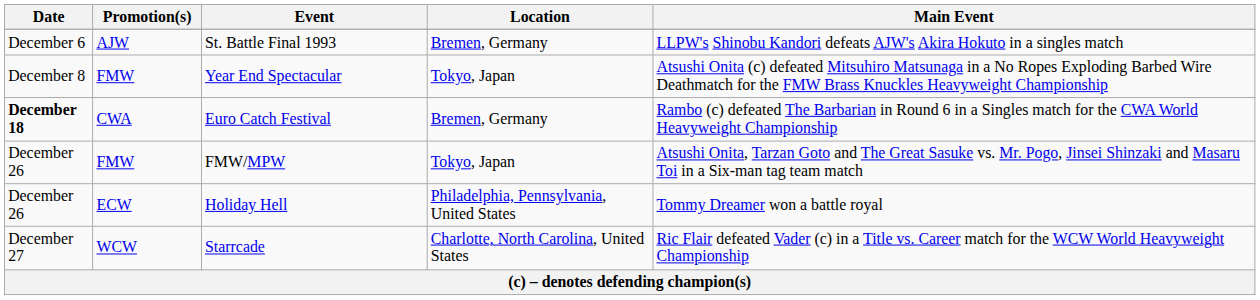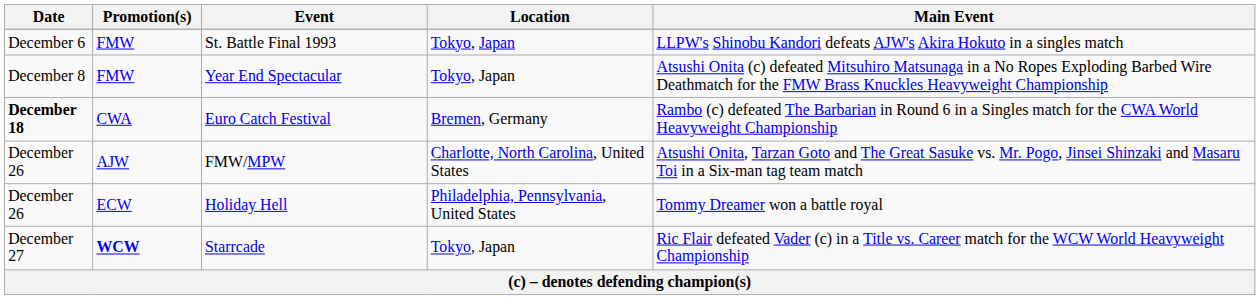(113, 42) AJW -> (115, 42) FMW
(489, 42) Bremen, Germany -> (473, 42) Tokyo, Japan
(115, 162) FMW -> (113, 162) AJW
(473, 162) Tokyo, Japan -> (537, 162) Charlotte, North Carolina, United States
(117, 247) normal -> (118, 247) bold
(537, 247) Charlotte, North Carolina, United States -> (473, 247) Tokyo, Japan
